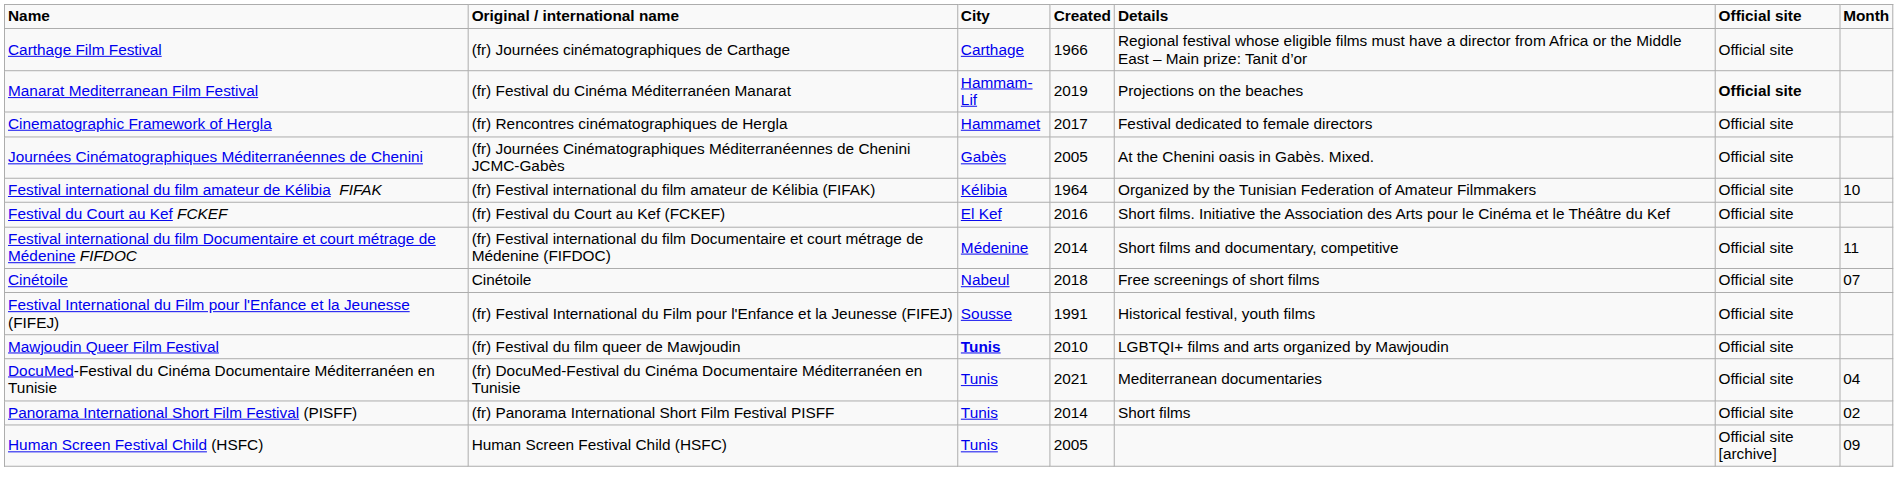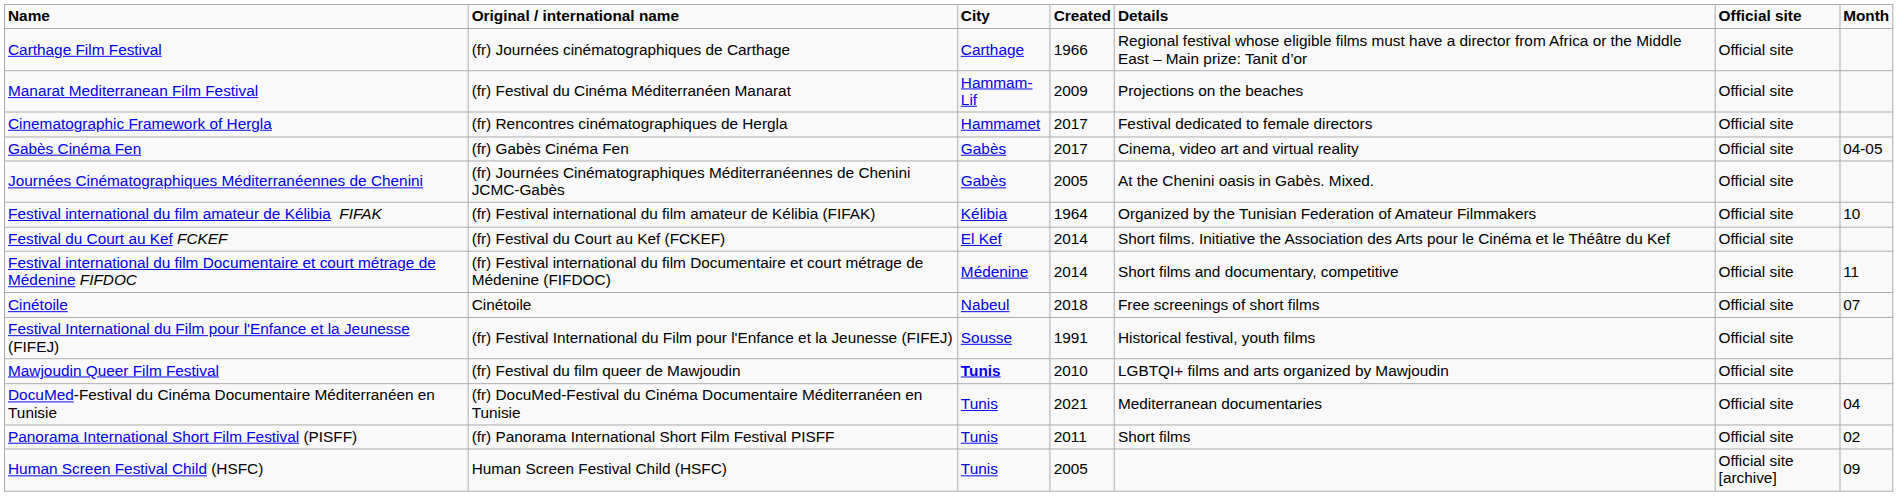(1071, 91) 2019 -> (1071, 91) 2009
(1760, 91) bold -> (1756, 91) normal
+ row: (75, 148)
(1071, 214) 2016 -> (1071, 239) 2014
(1071, 412) 2014 -> (1070, 437) 2011
